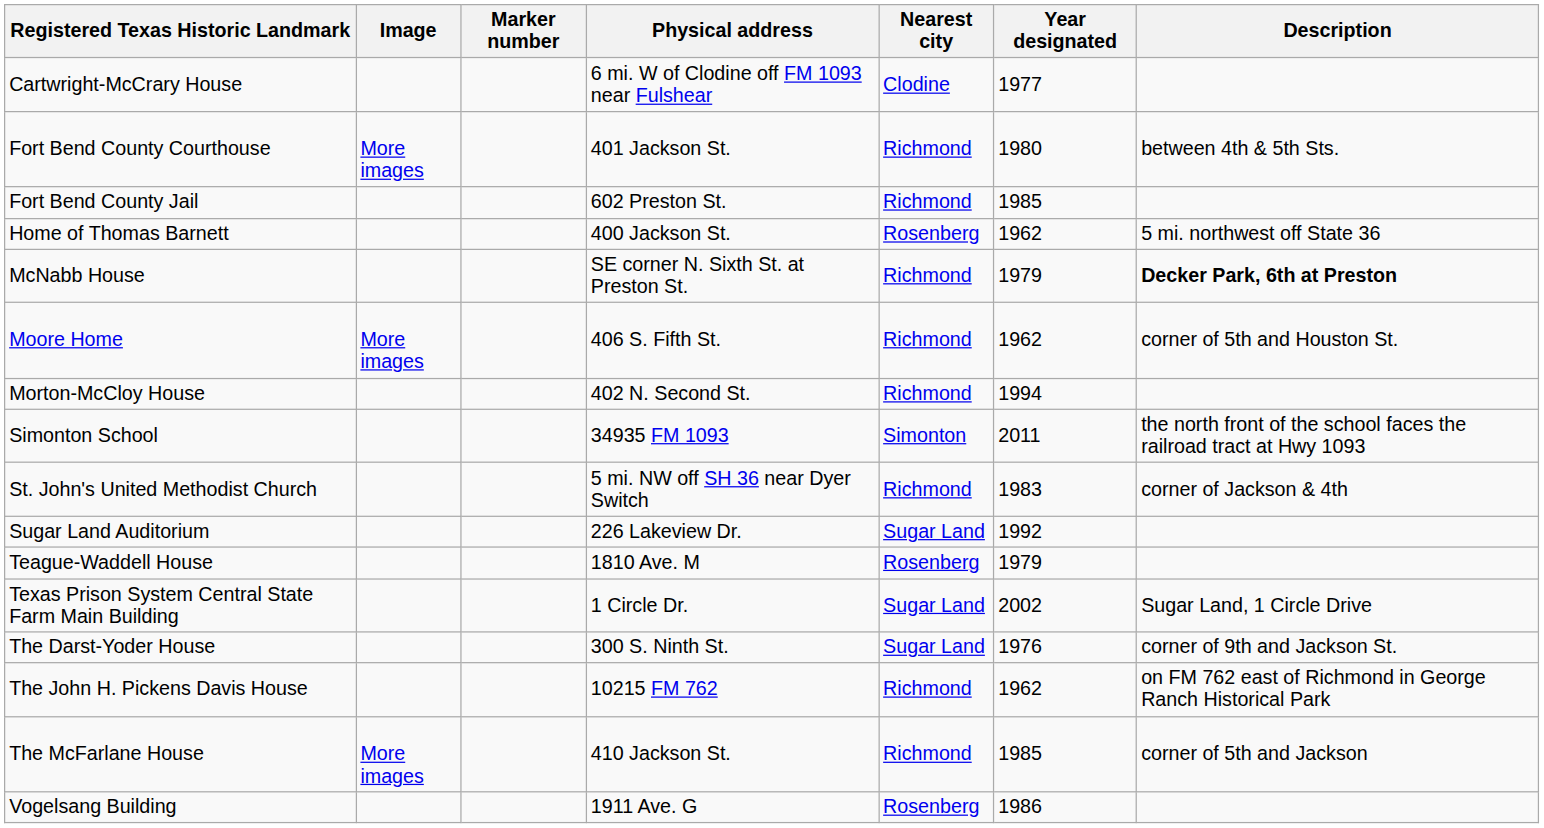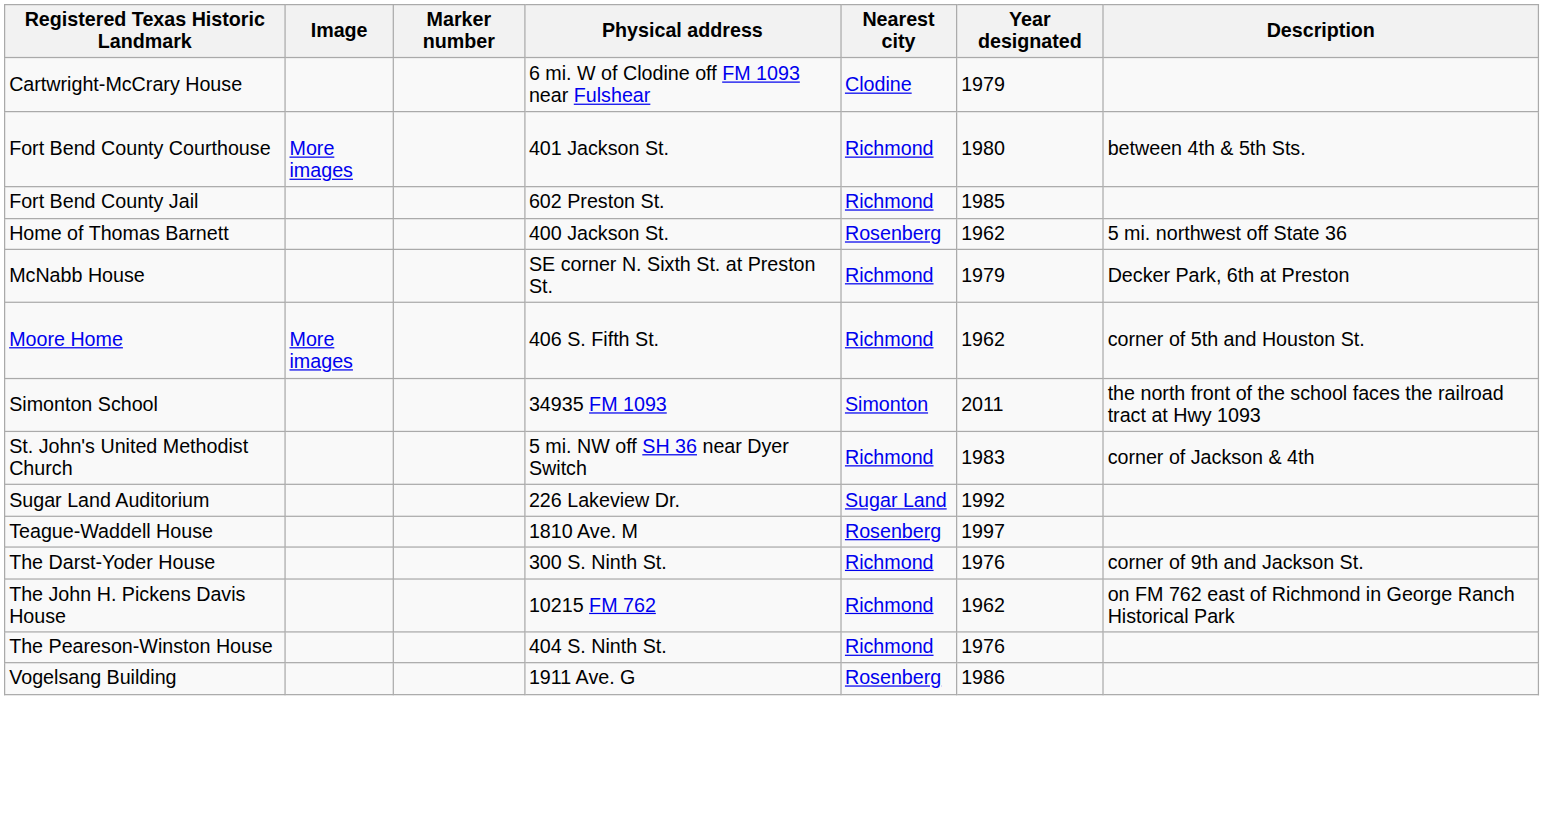(1020, 84) 1977 -> (983, 84) 1979
(1269, 275) bold -> (1229, 275) normal
- row: (107, 393)
(1020, 562) 1979 -> (983, 531) 1997
- row: (161, 604)
(934, 647) Sugar Land -> (889, 562) Richmond
- row: (107, 753)
+ row: (141, 647)
